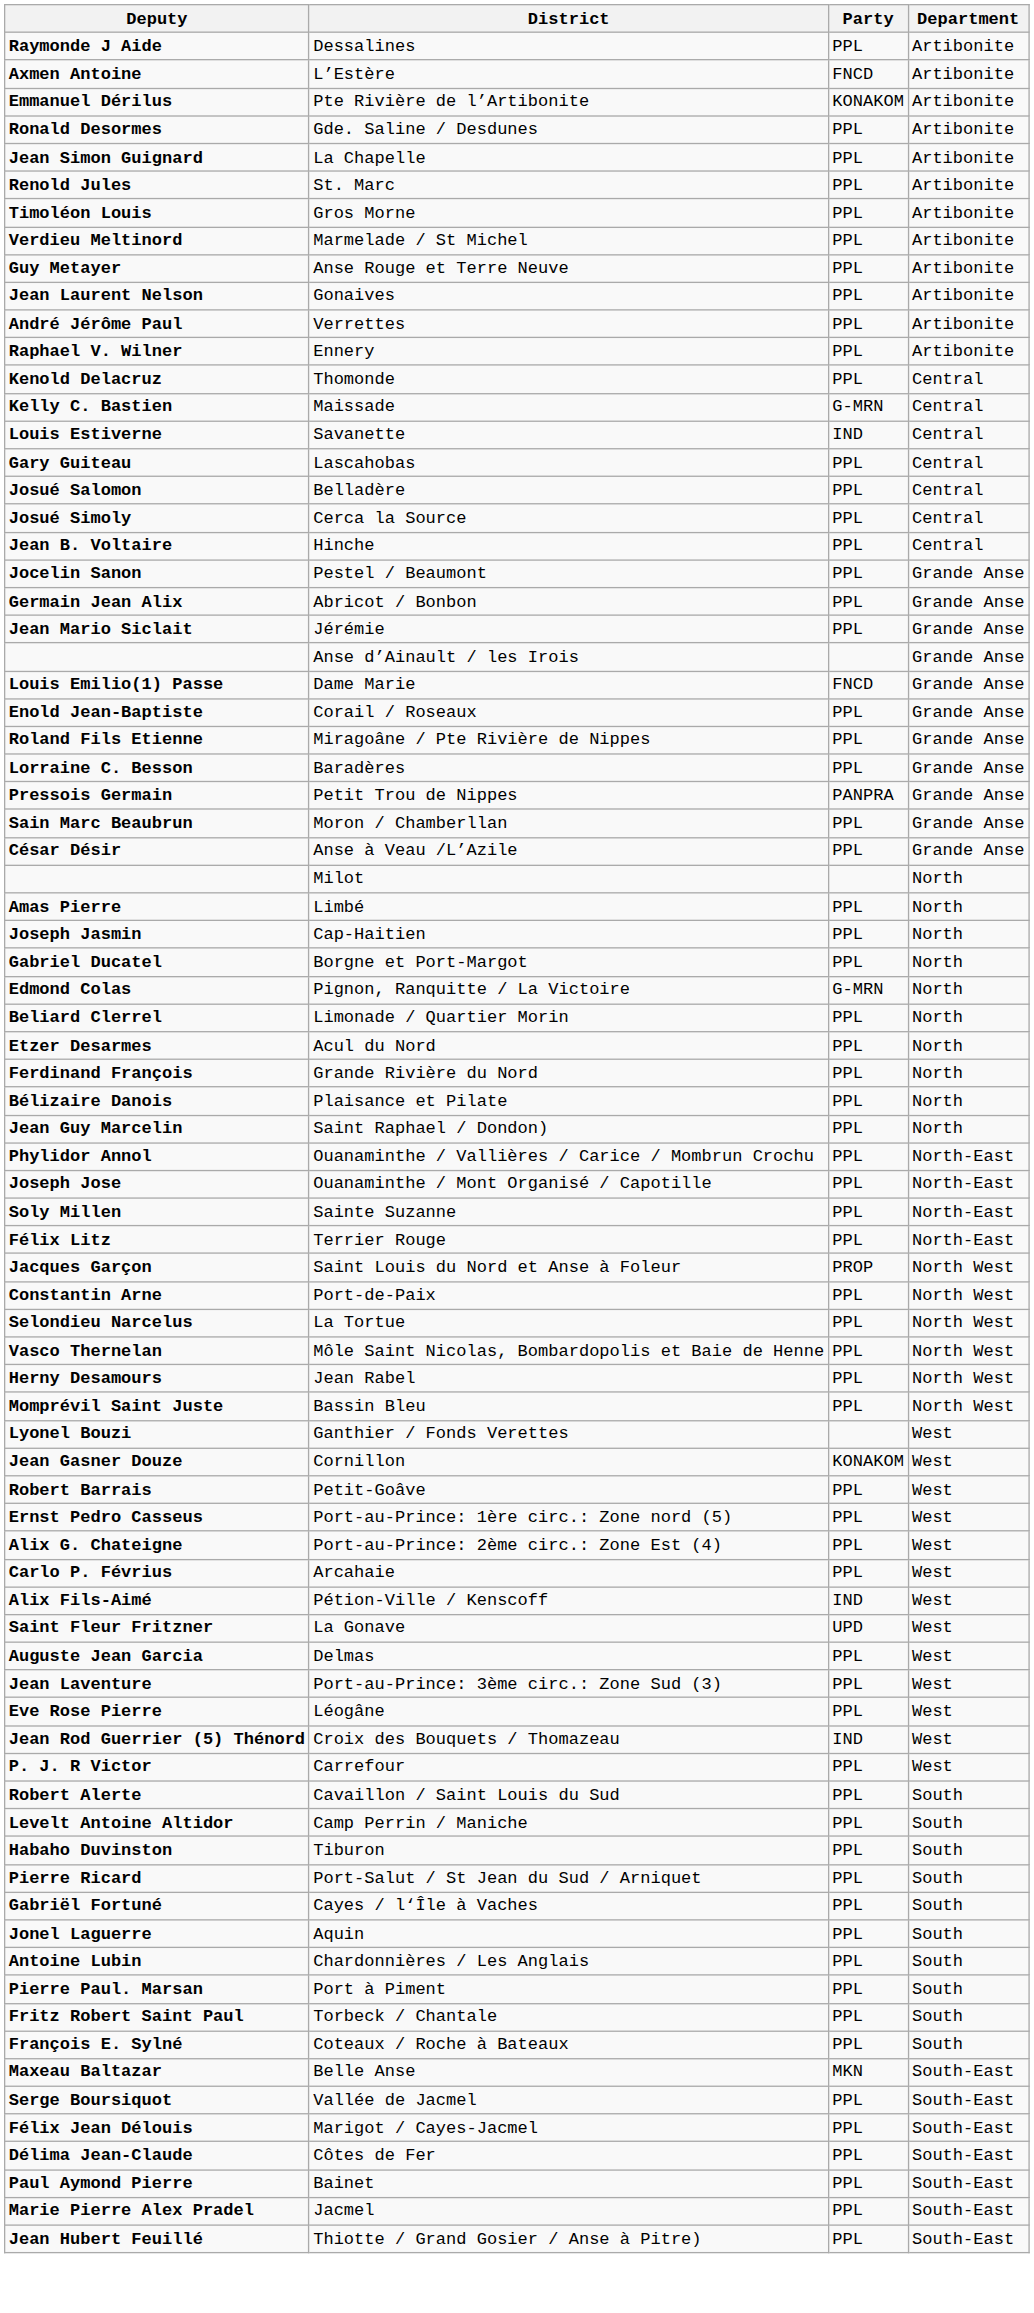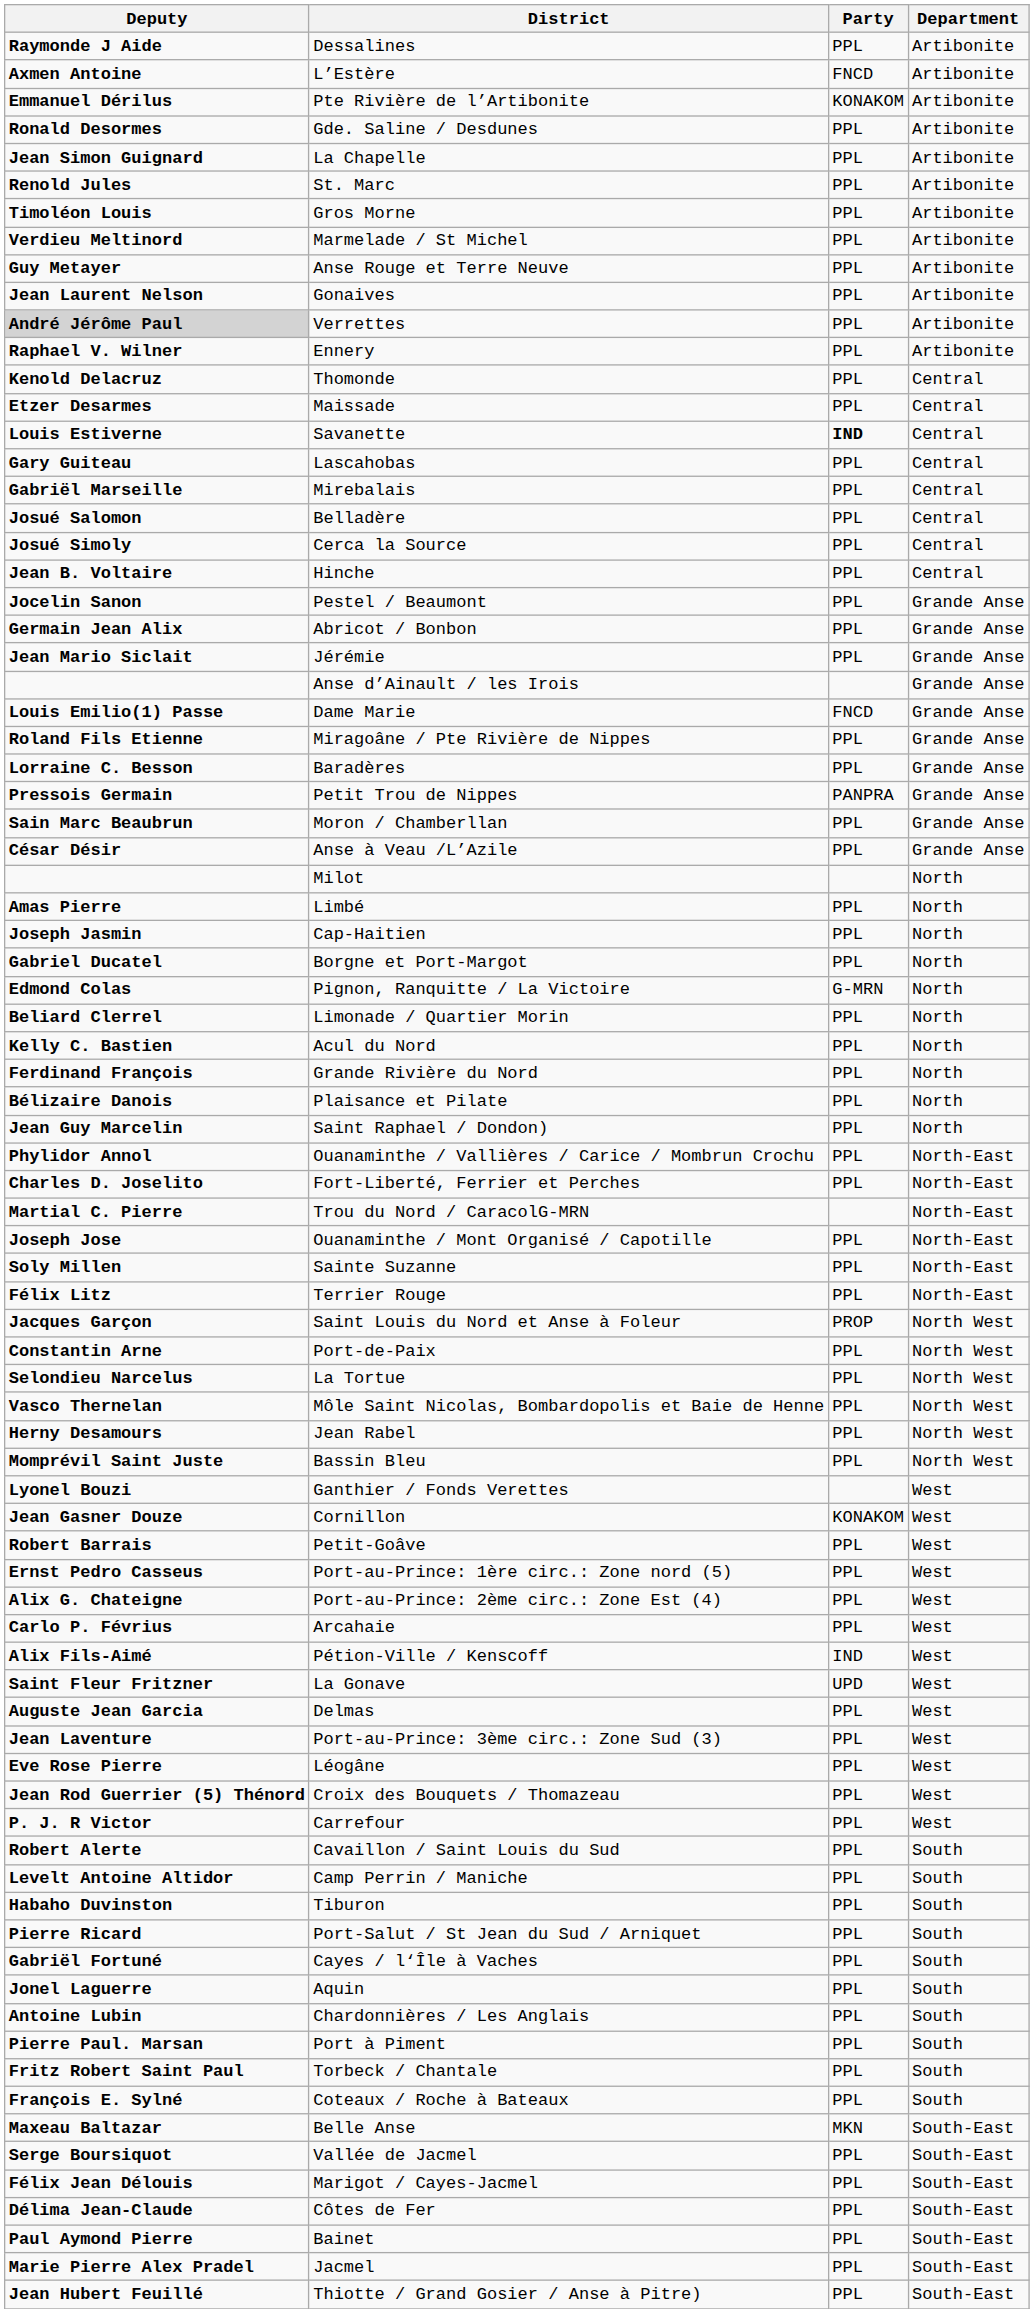(96, 324) no background -> (96, 324) lightgrey background
(90, 407) Kelly C. Bastien -> (80, 407) Etzer Desarmes
(858, 407) G-MRN -> (848, 407) PPL
(848, 435) normal -> (848, 435) bold
+ row: (364, 490)
- row: (395, 712)
(80, 1045) Etzer Desarmes -> (90, 1045) Kelly C. Bastien
+ row: (477, 1184)
+ row: (451, 1212)
(848, 1739) IND -> (848, 1795) PPL
